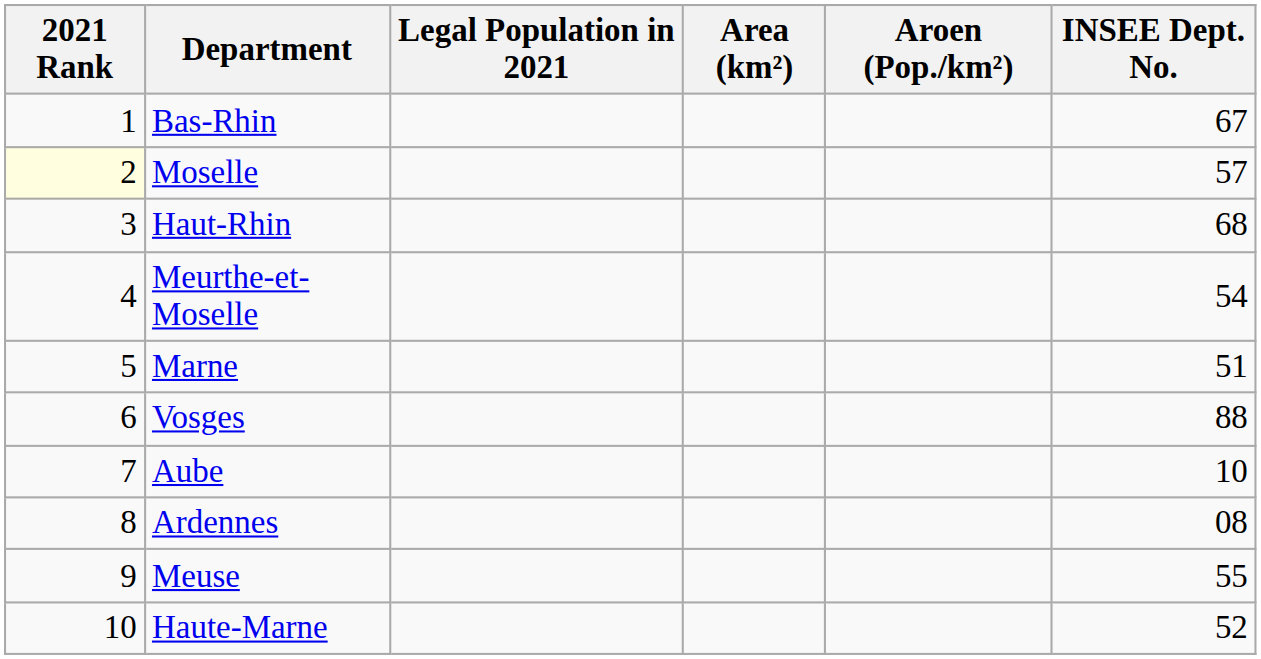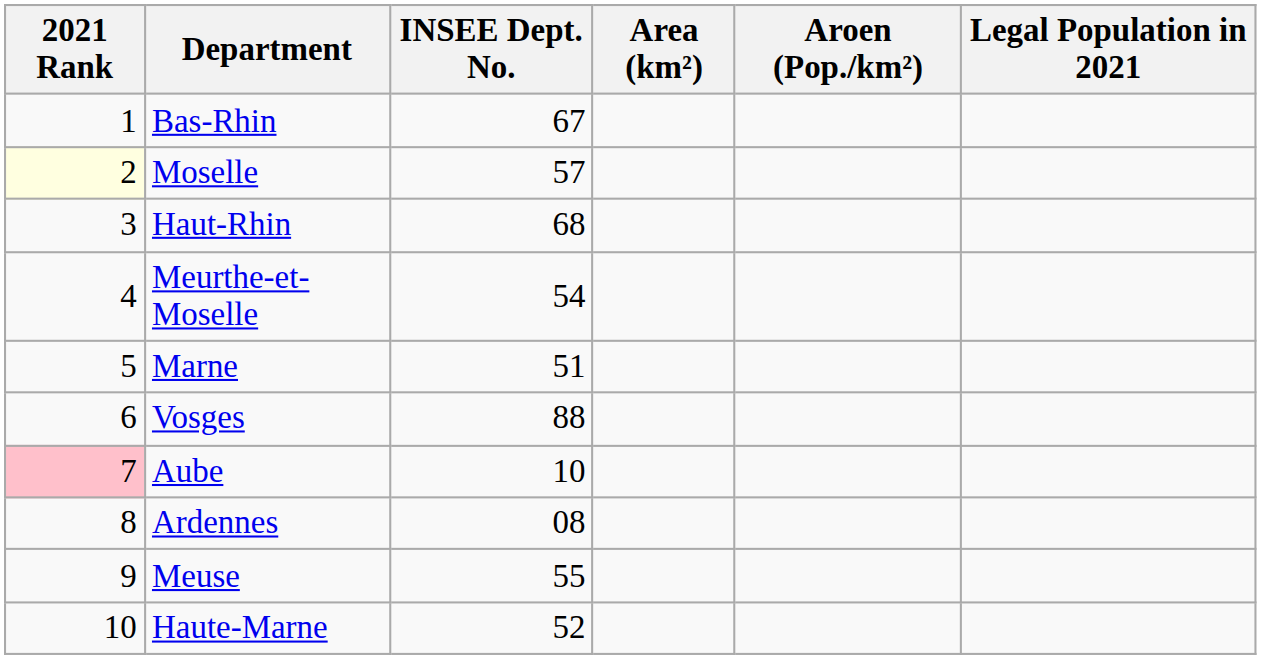columns swapped: (536, 49) <-> (1153, 49)
(129, 470) no background -> (129, 470) pink background
